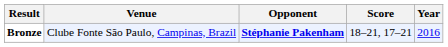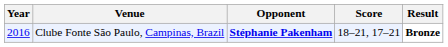columns swapped: (429, 14) <-> (24, 14)
